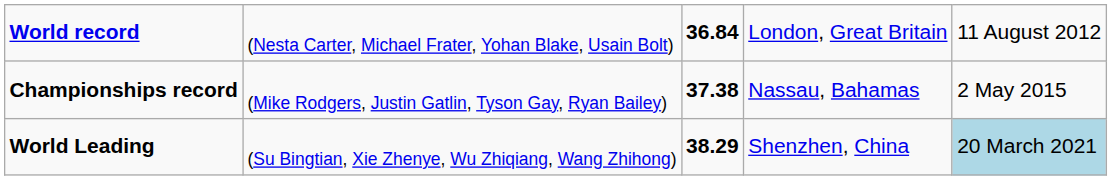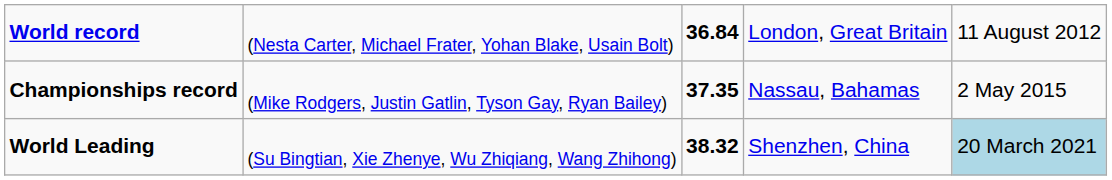(712, 89) 37.38 -> (712, 89) 37.35
(712, 146) 38.29 -> (712, 146) 38.32
